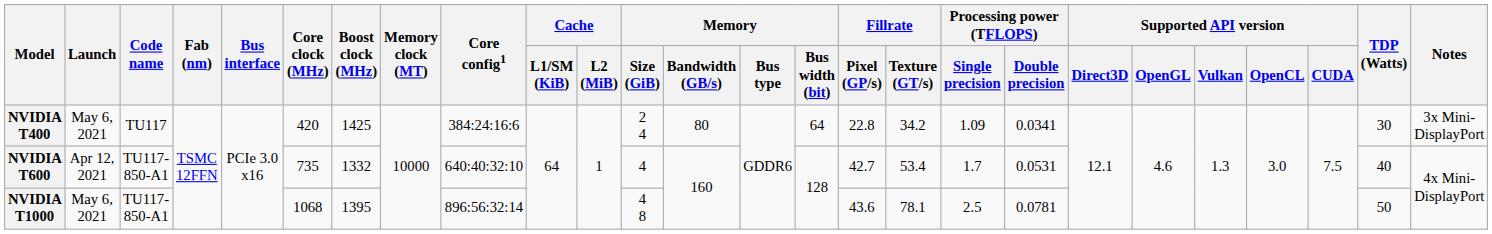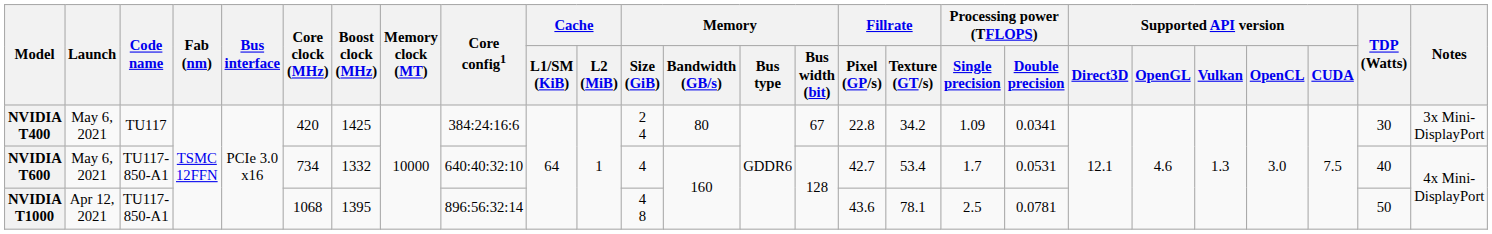(817, 125) 64 -> (817, 125) 67
(92, 166) Apr 12, 2021 -> (92, 166) May 6, 2021
(308, 166) 735 -> (308, 166) 734
(92, 208) May 6, 2021 -> (92, 208) Apr 12, 2021
